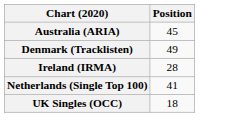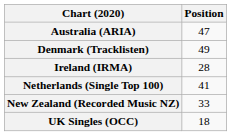(172, 31) 45 -> (204, 31) 47
+ row: (93, 103)
